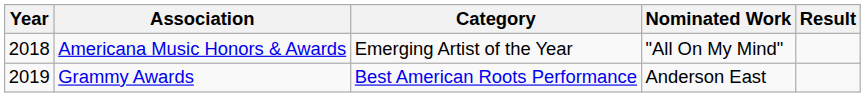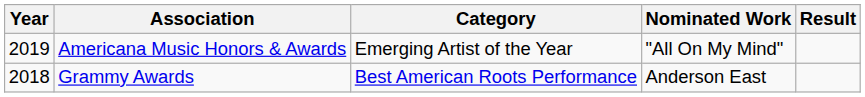(29, 48) 2018 -> (29, 48) 2019
(29, 77) 2019 -> (29, 77) 2018
